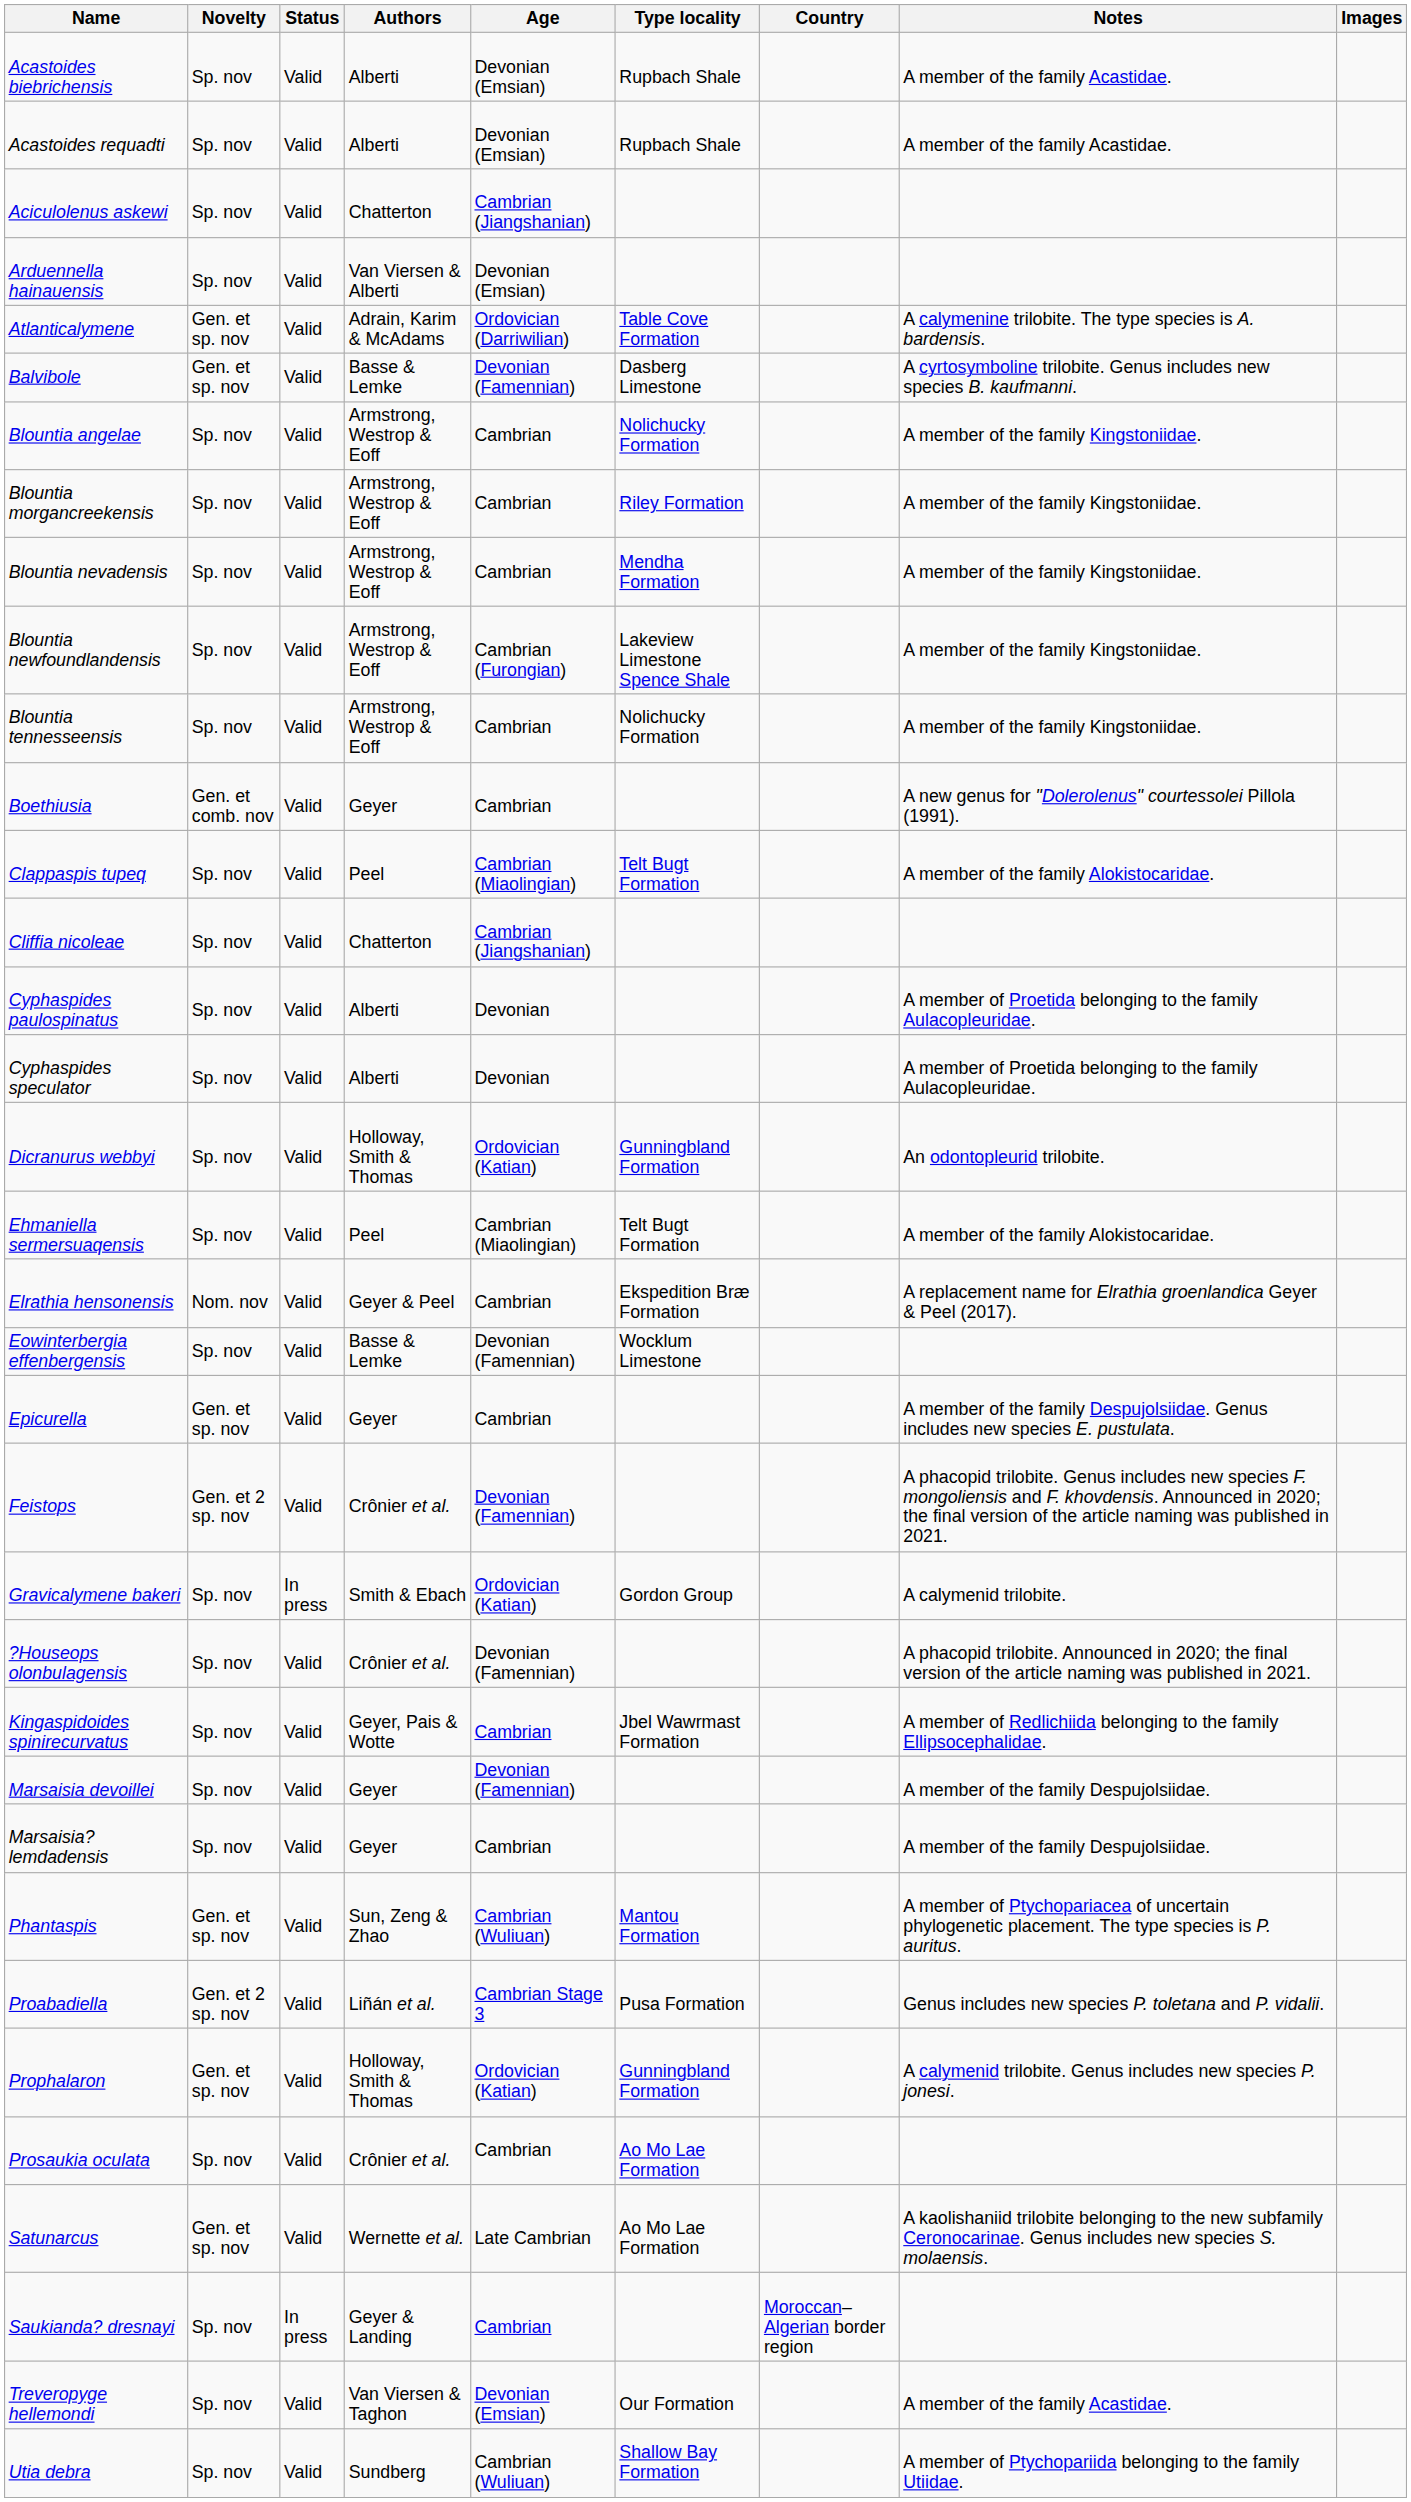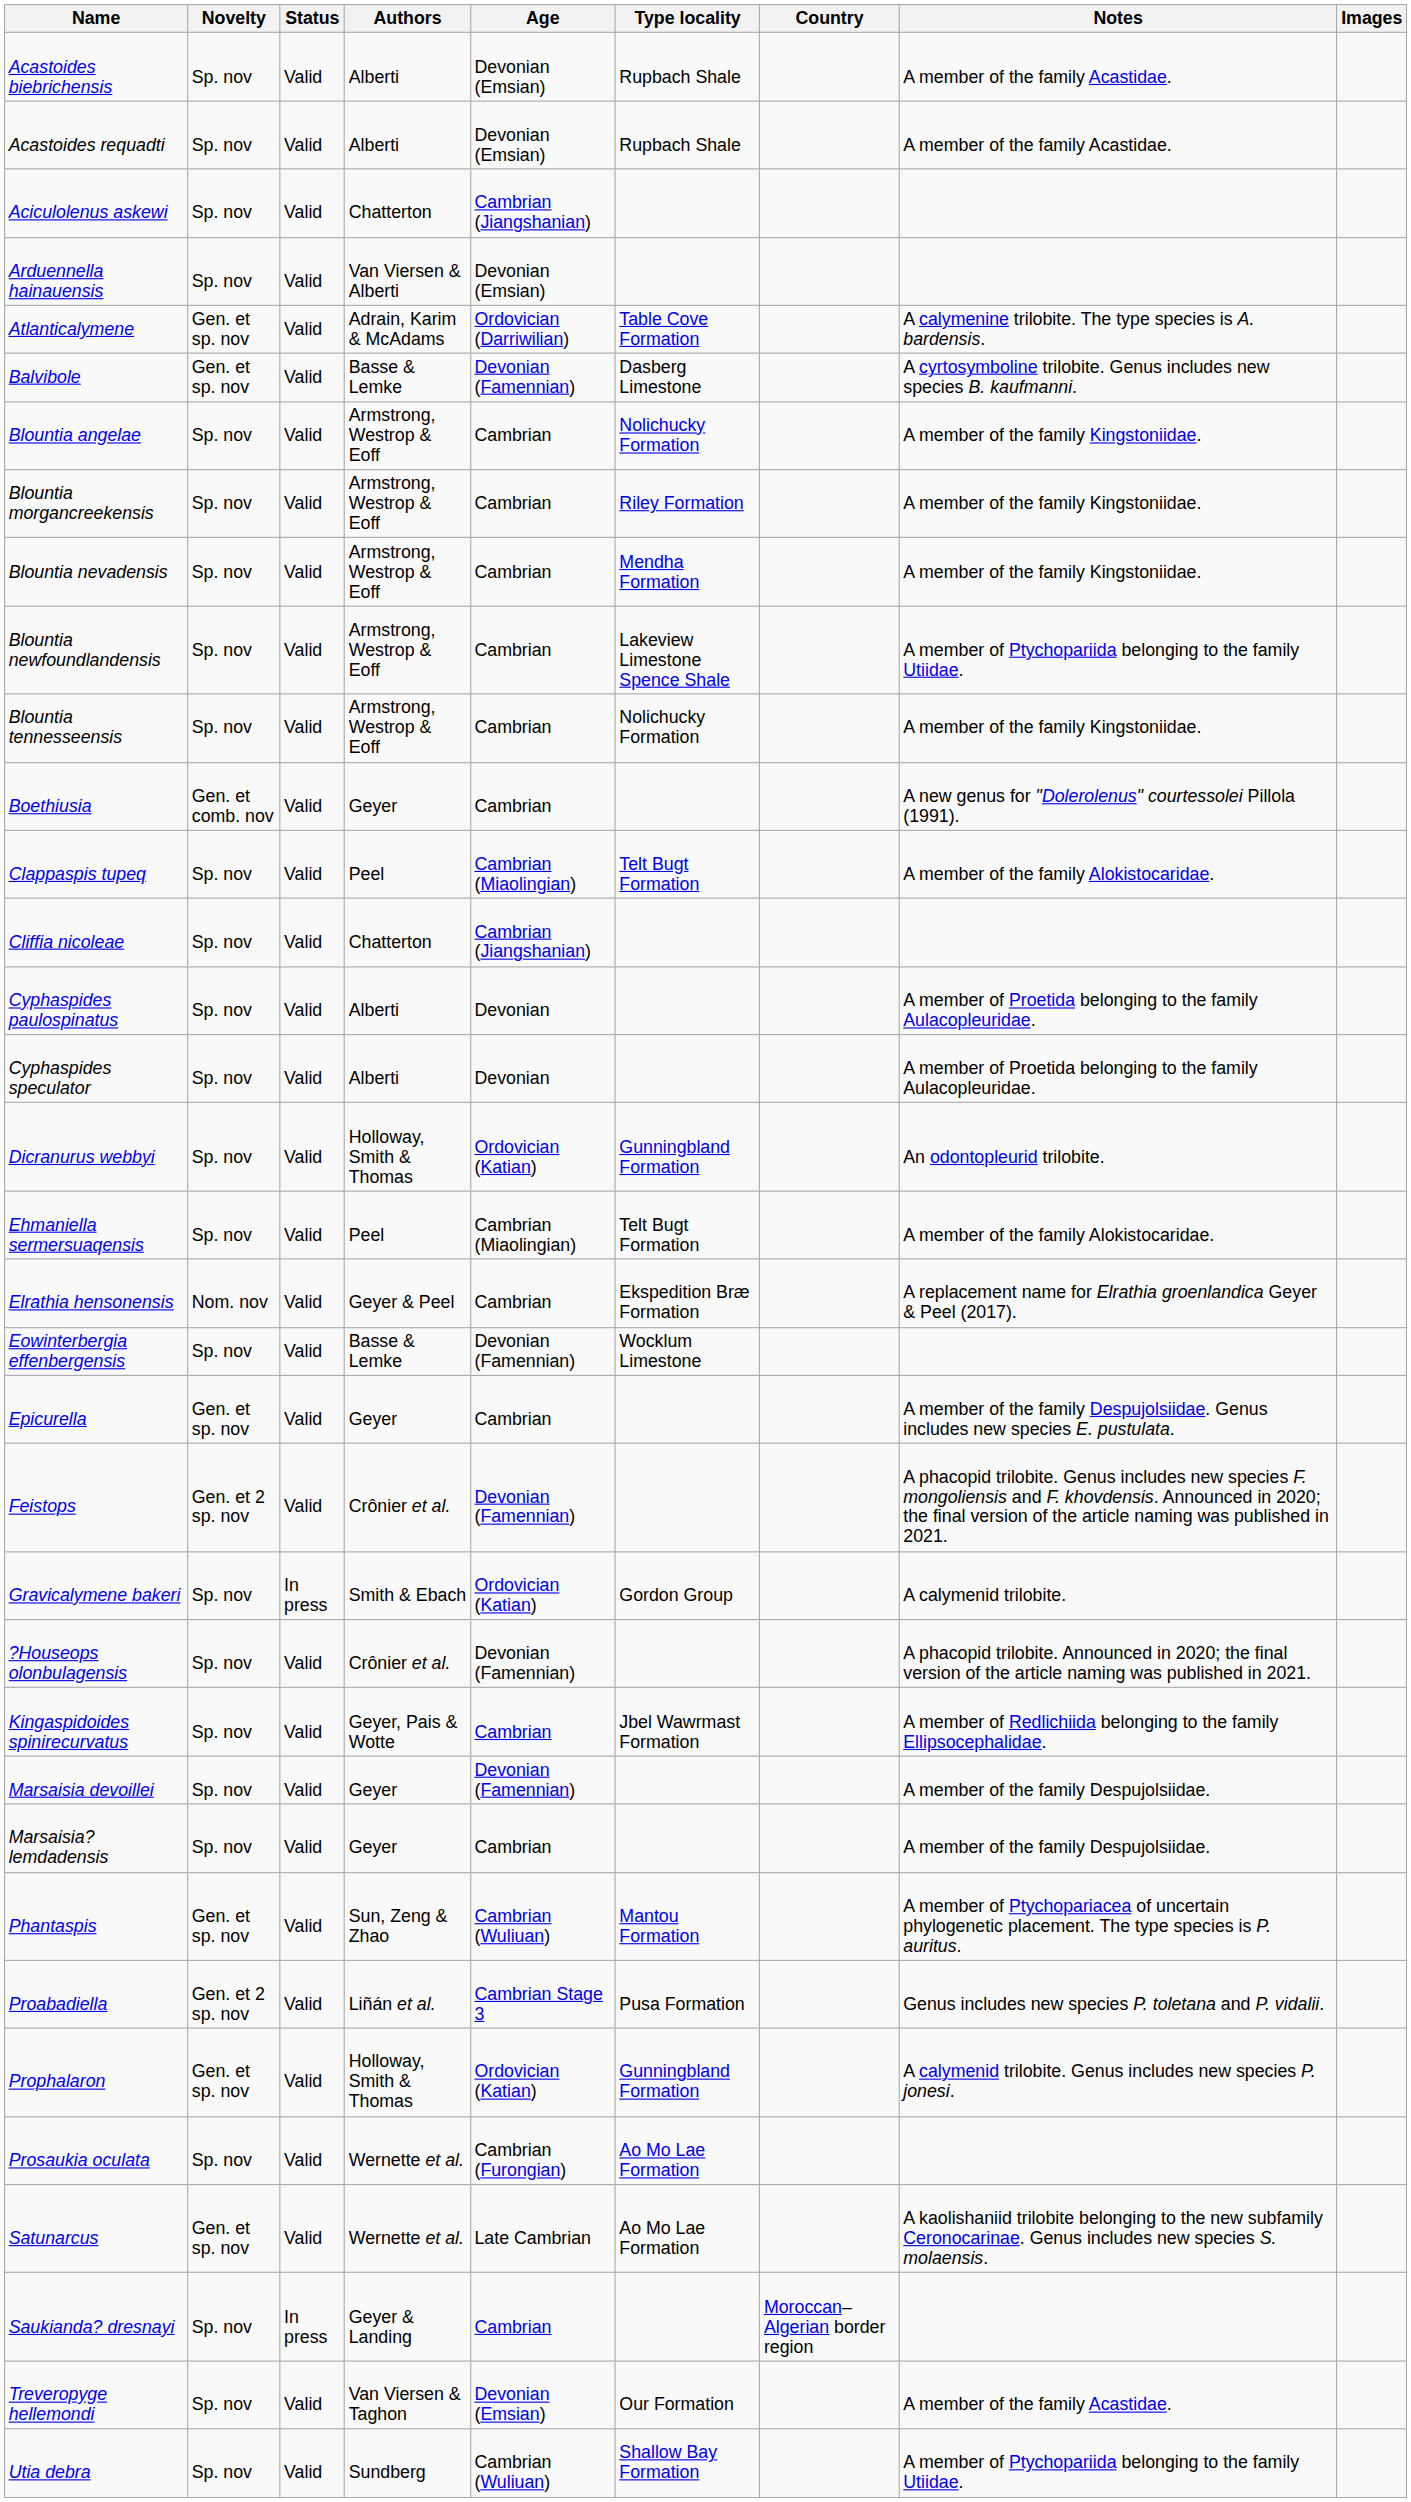(520, 659) Cambrian (Furongian) -> (513, 649) Cambrian
(1052, 649) A member of the family Kingstoniidae. -> (1101, 659) A member of Ptychopariida belonging to the family Utiidae.
(400, 2160) Crônier et al. -> (406, 2160) Wernette et al.
(513, 2150) Cambrian -> (520, 2160) Cambrian (Furongian)
